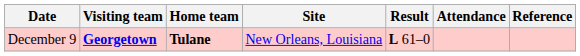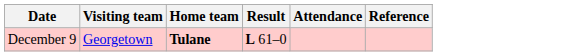- column: (314, 16)
(120, 39) bold -> (118, 39) normal
